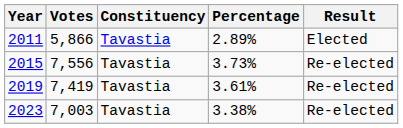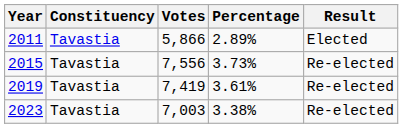columns swapped: (153, 16) <-> (72, 16)
